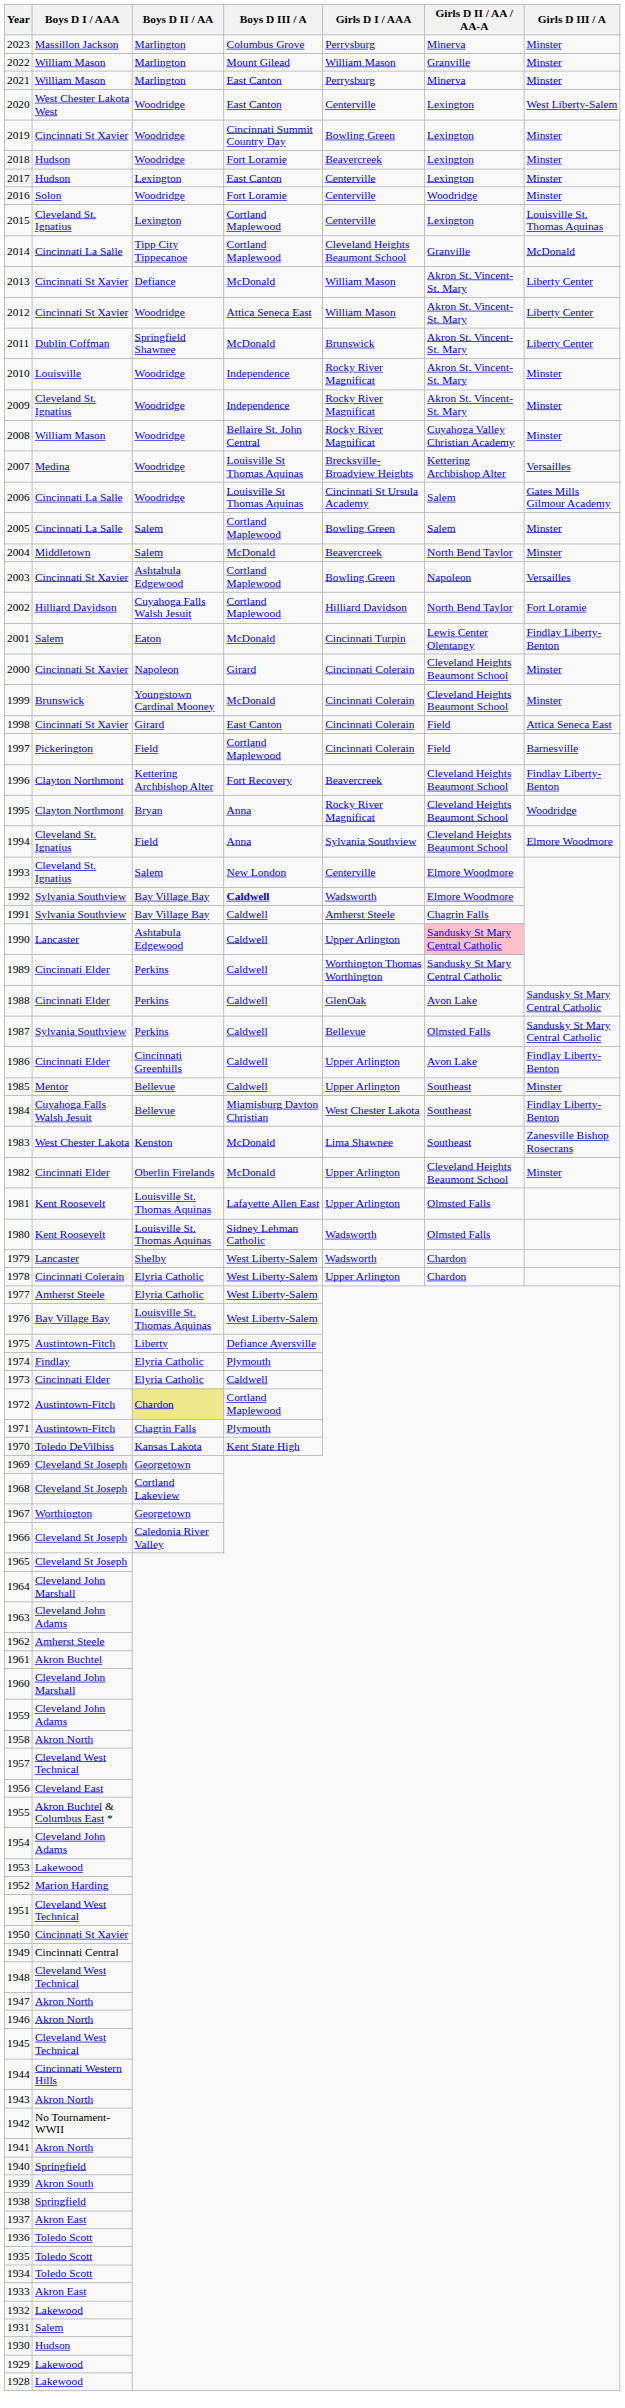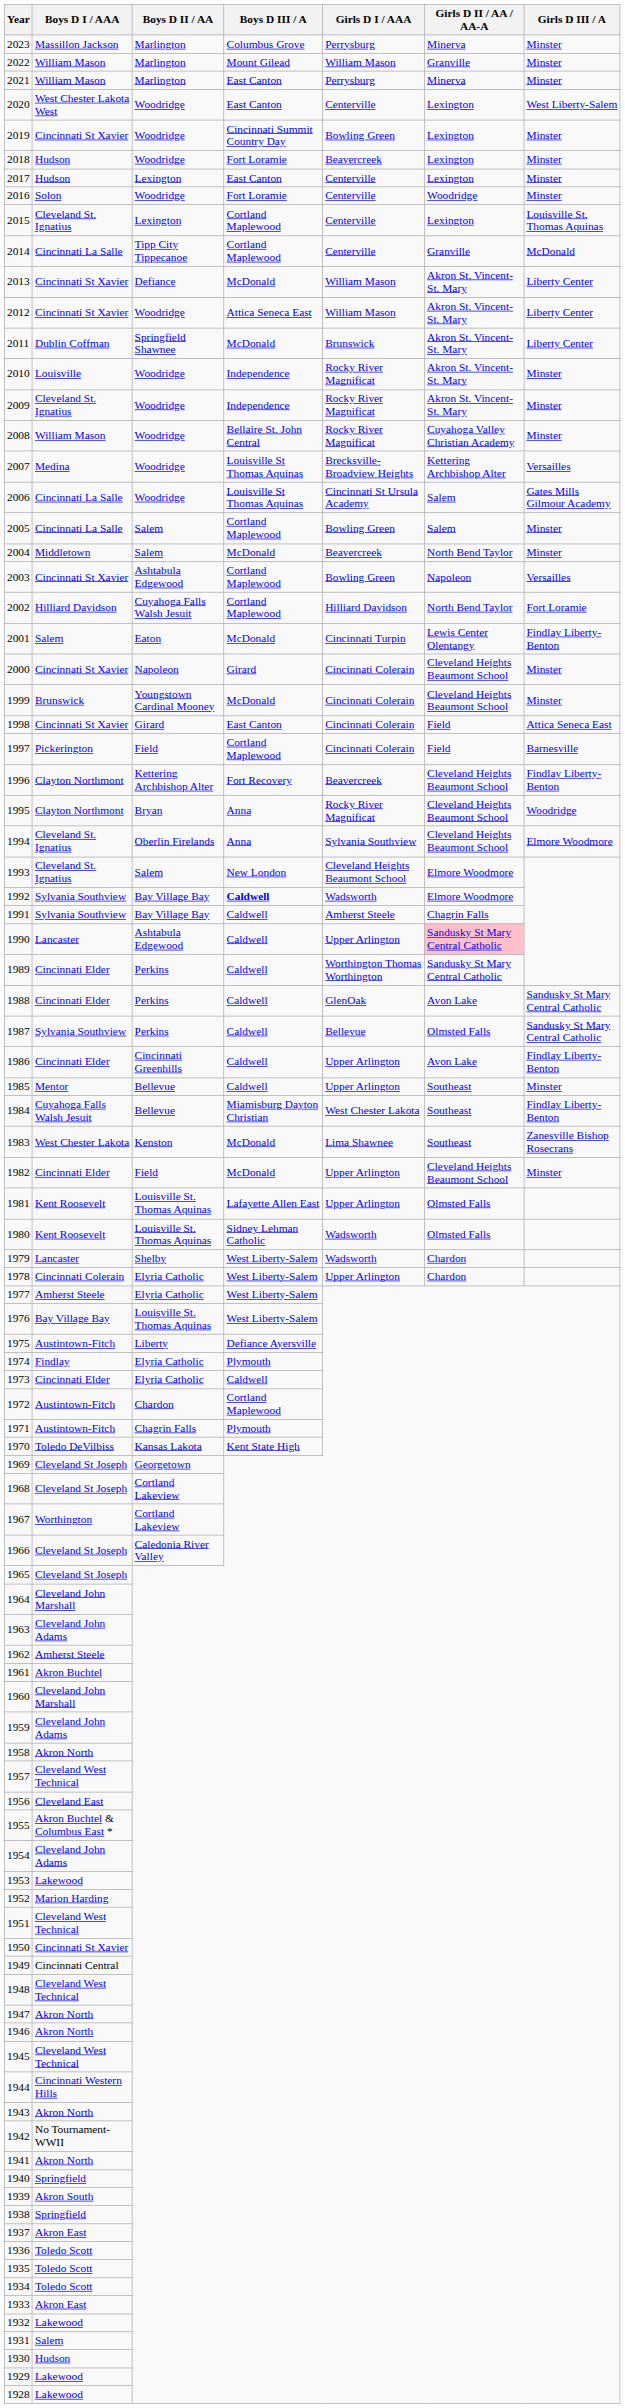(367, 251) Cleveland Heights Beaumont School -> (350, 251) Centerville
(146, 841) Field -> (175, 841) Oberlin Firelands
(350, 872) Centerville -> (367, 872) Cleveland Heights Beaumont School
(175, 1172) Oberlin Firelands -> (146, 1172) Field
(154, 1404) khaki background -> (154, 1404) no background
(163, 1513) Georgetown -> (157, 1519) Cortland Lakeview
